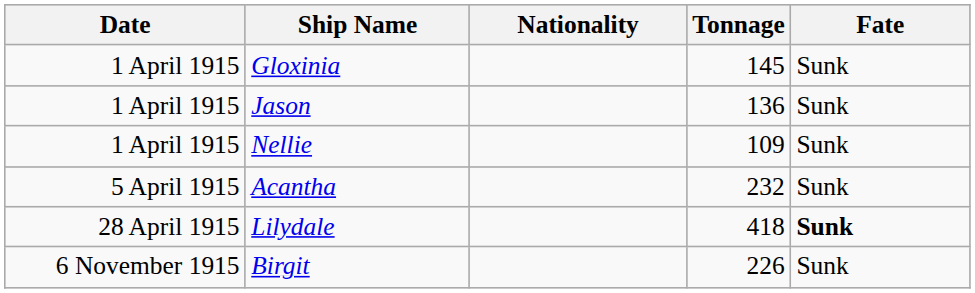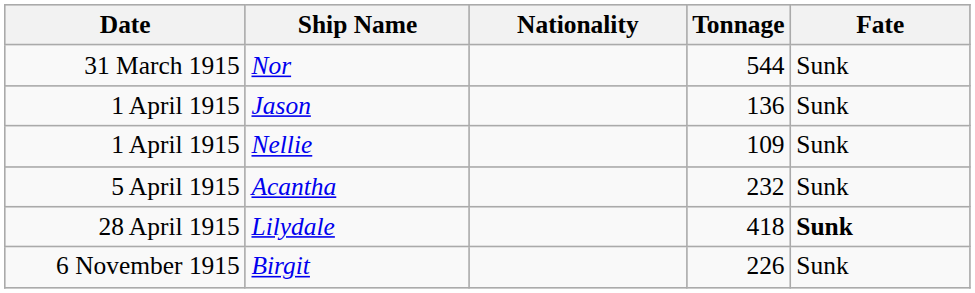+ row: (271, 65)
- row: (296, 65)
